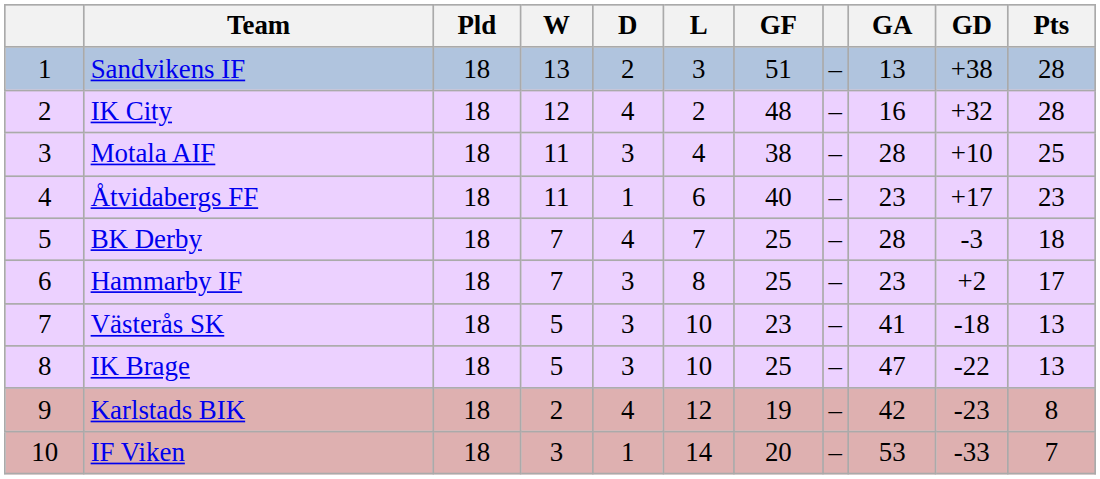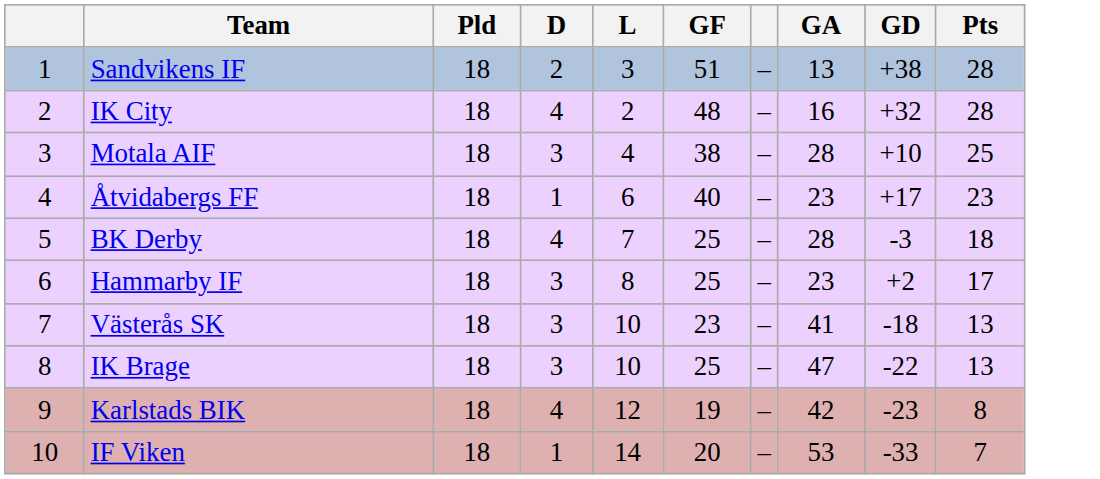- column: (556, 25)
